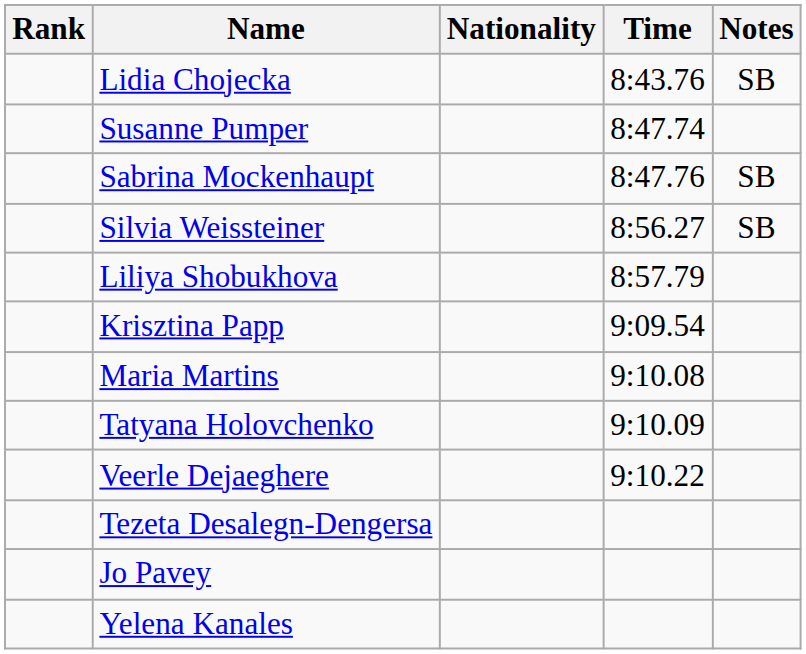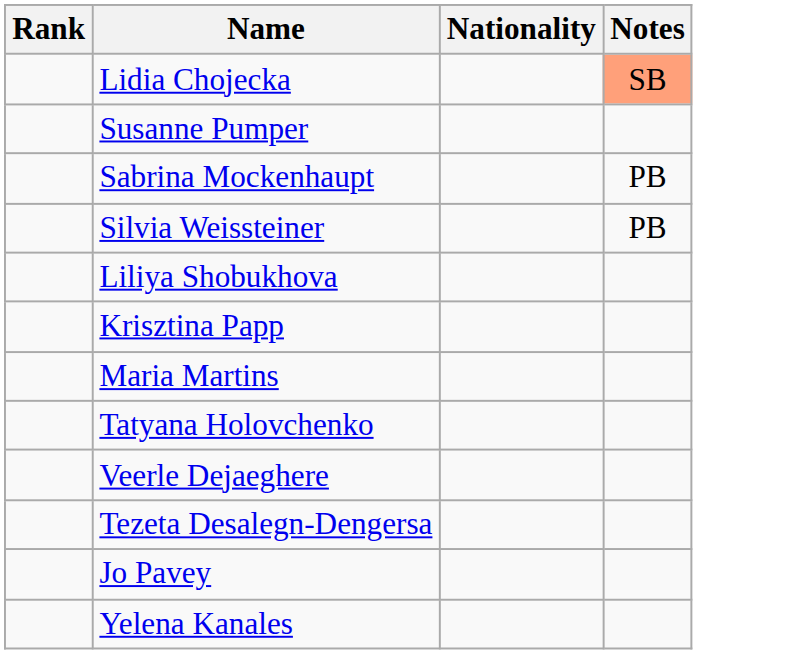- column: (658, 29)
(756, 78) no background -> (648, 78) lightsalmon background
(756, 177) SB -> (648, 177) PB
(756, 227) SB -> (648, 227) PB
